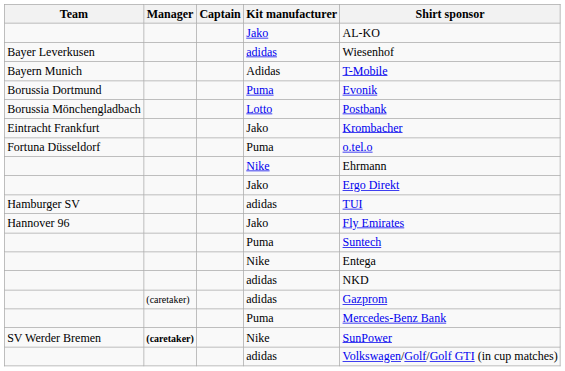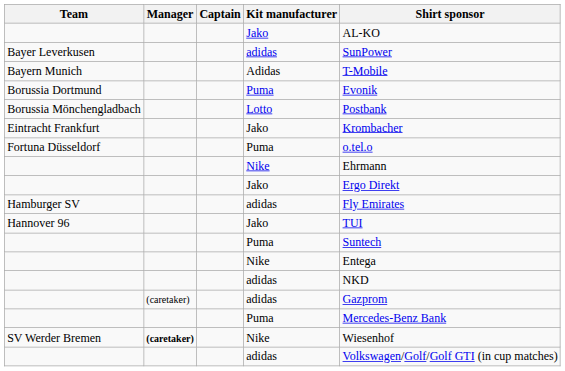(368, 52) Wiesenhof -> (367, 52) SunPower
(353, 204) TUI -> (373, 204) Fly Emirates
(373, 223) Fly Emirates -> (353, 223) TUI
(367, 337) SunPower -> (368, 337) Wiesenhof
